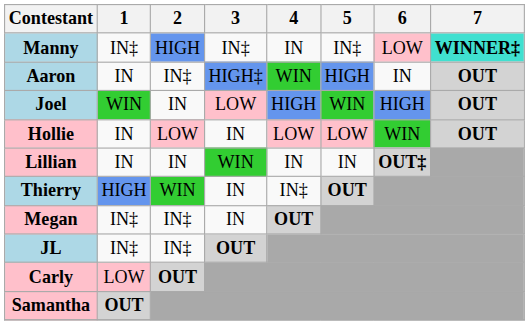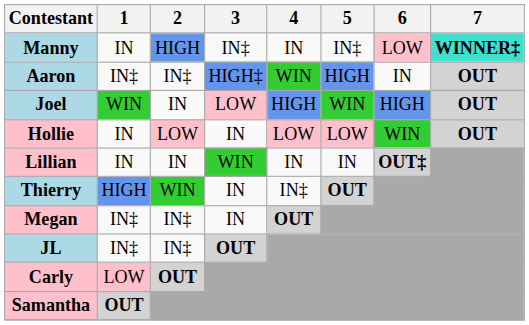(124, 47) IN‡ -> (124, 47) IN
(124, 76) IN -> (124, 76) IN‡
